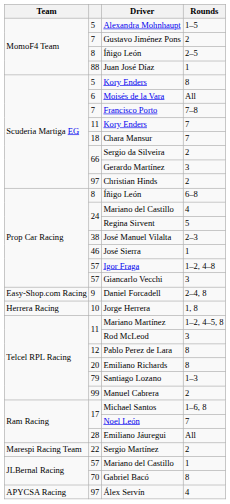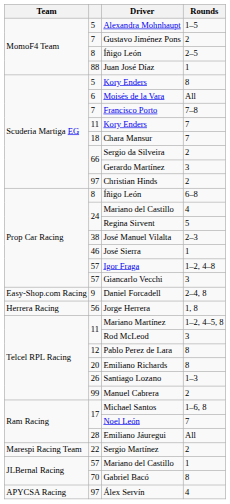(95, 308) 10 -> (95, 308) 56
(95, 378) 79 -> (95, 378) 26
